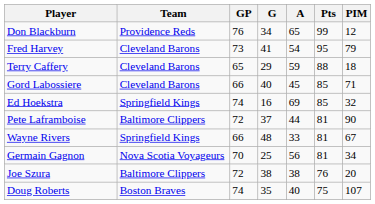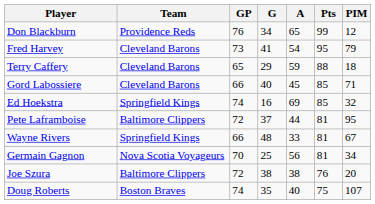(351, 119) 90 -> (351, 119) 95
